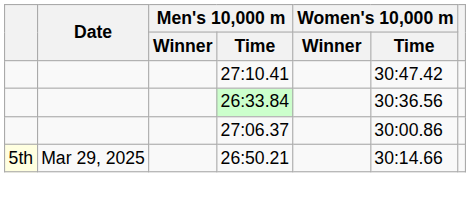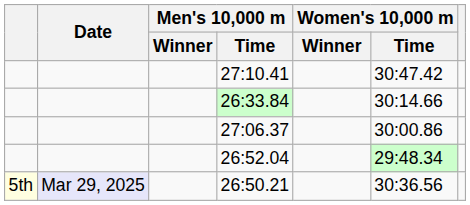(409, 102) 30:36.56 -> (409, 102) 30:14.66
+ row: (255, 158)
(93, 158) no background -> (93, 185) lavender background
(409, 158) 30:14.66 -> (409, 185) 30:36.56
